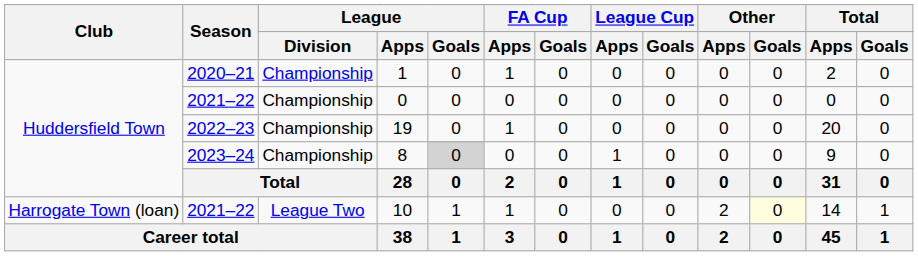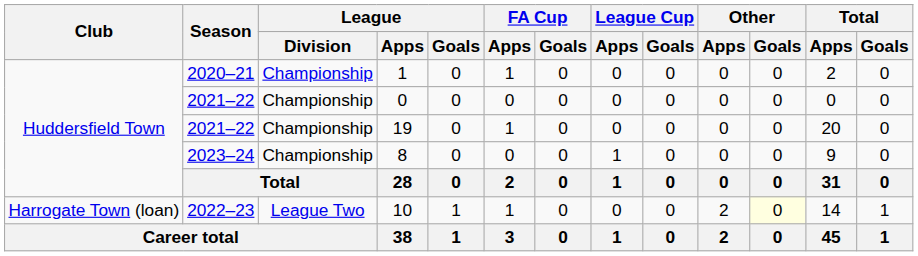(221, 127) 2022–23 -> (221, 127) 2021–22
(456, 155) lightgrey background -> (456, 155) no background
(221, 210) 2021–22 -> (221, 210) 2022–23
